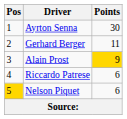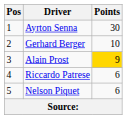(115, 44) 11 -> (115, 44) 10
(9, 91) gold background -> (9, 91) no background
